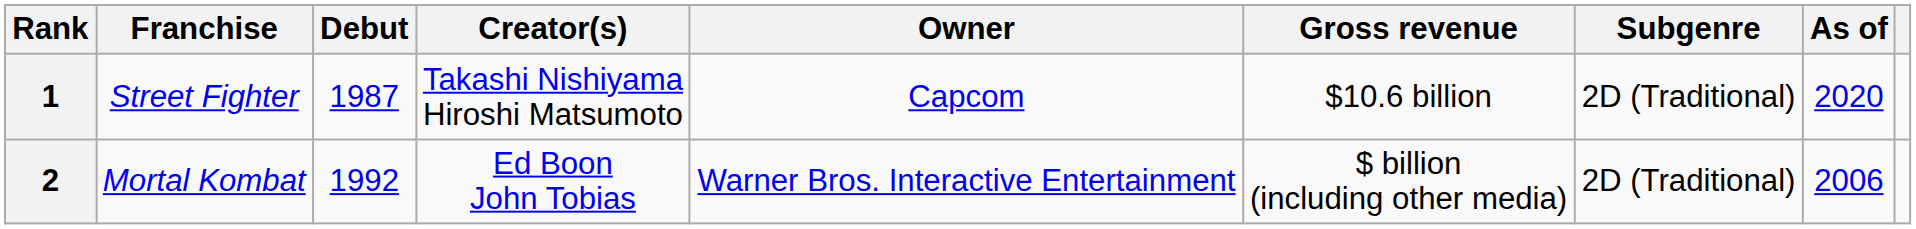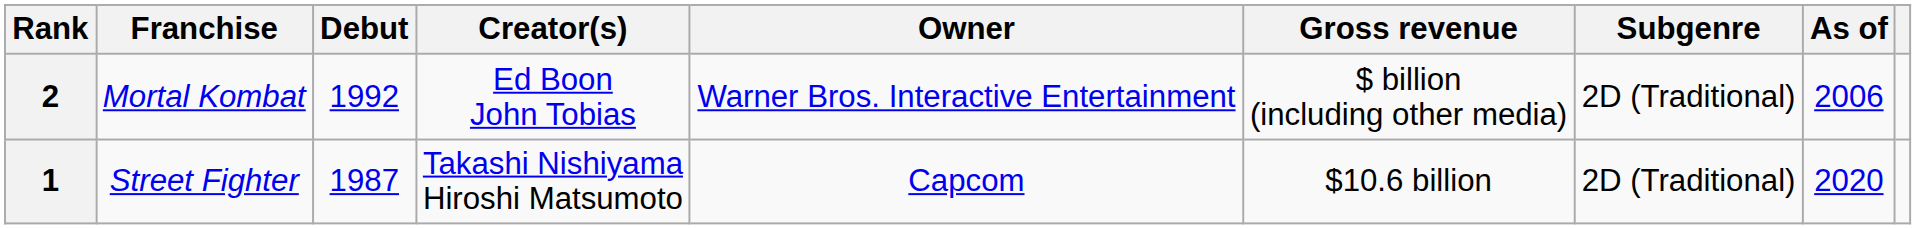rows swapped: (50, 96) <-> (50, 180)
